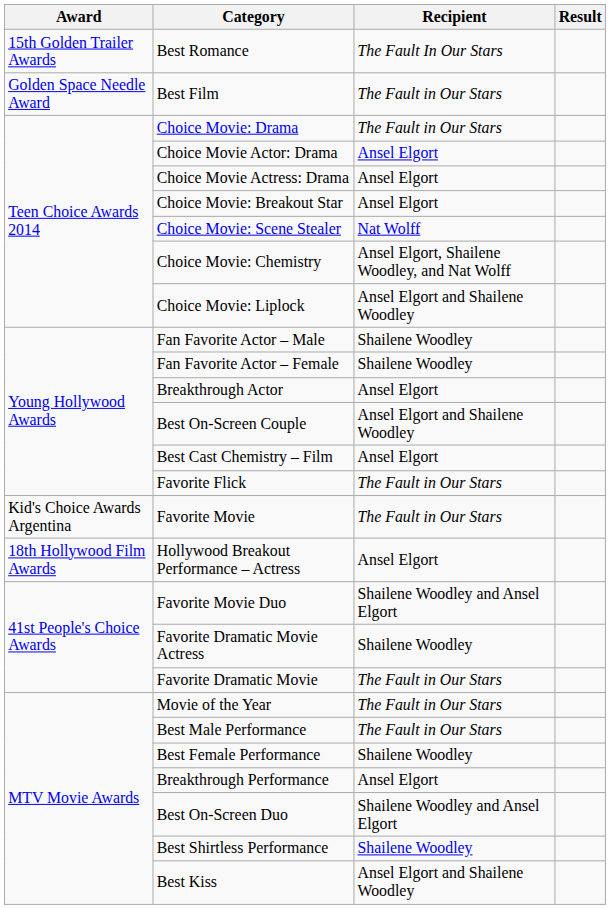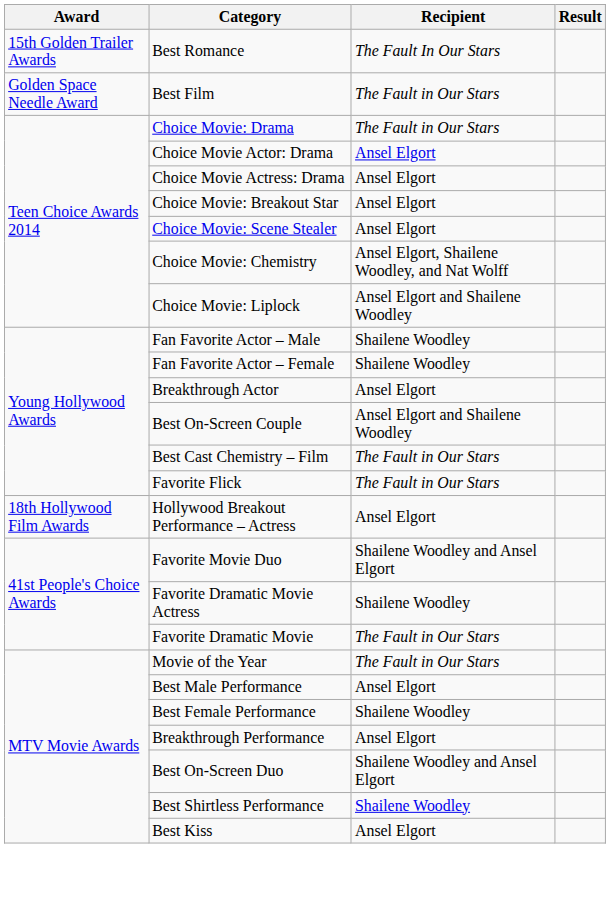(389, 228) Nat Wolff -> (395, 228) Ansel Elgort
(398, 457) Ansel Elgort -> (427, 457) The Fault in Our Stars
- row: (206, 517)
(430, 730) The Fault in Our Stars -> (395, 687) Ansel Elgort
(440, 882) Ansel Elgort and Shailene Woodley -> (395, 830) Ansel Elgort
